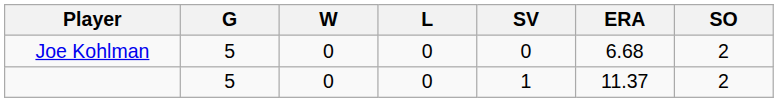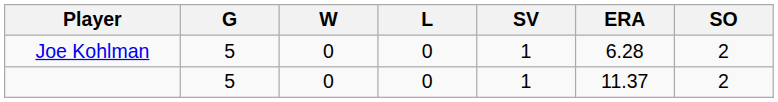(526, 50) 0 -> (526, 50) 1
(625, 50) 6.68 -> (625, 50) 6.28
